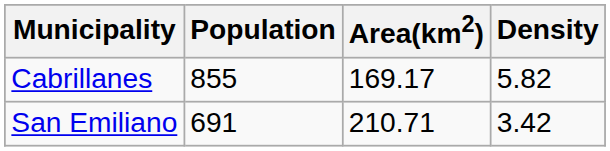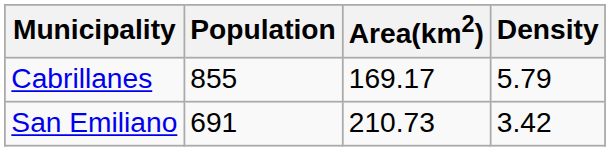(524, 79) 5.82 -> (524, 79) 5.79
(392, 123) 210.71 -> (392, 123) 210.73
